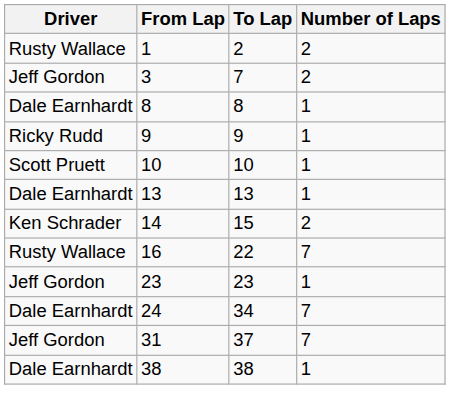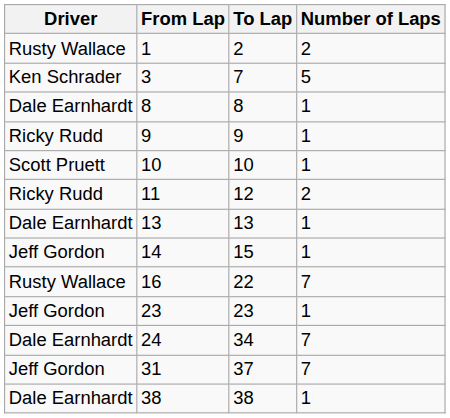(57, 77) Jeff Gordon -> (65, 77) Ken Schrader
(306, 77) 2 -> (306, 77) 5
+ row: (151, 194)
(65, 223) Ken Schrader -> (57, 252) Jeff Gordon
(306, 223) 2 -> (306, 252) 1
